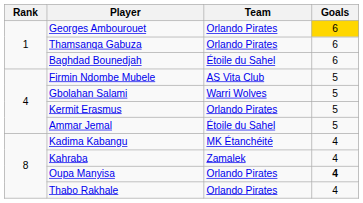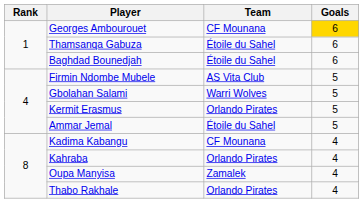(242, 29) Orlando Pirates -> (236, 29) CF Mounana
(242, 45) Orlando Pirates -> (241, 45) Étoile du Sahel
(240, 142) MK Étanchéité -> (236, 142) CF Mounana
(226, 158) Zamalek -> (242, 158) Orlando Pirates
(242, 174) Orlando Pirates -> (226, 174) Zamalek
(335, 174) bold -> (335, 174) normal
